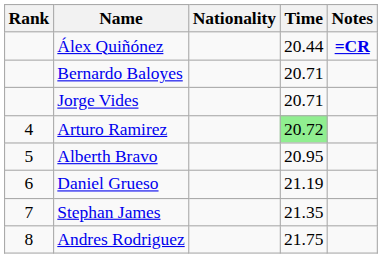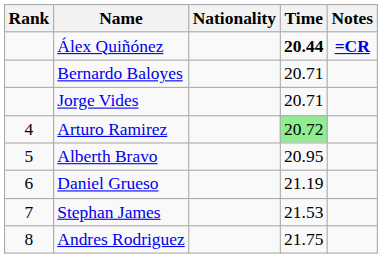(304, 45) normal -> (304, 45) bold
(304, 211) 21.35 -> (304, 211) 21.53
